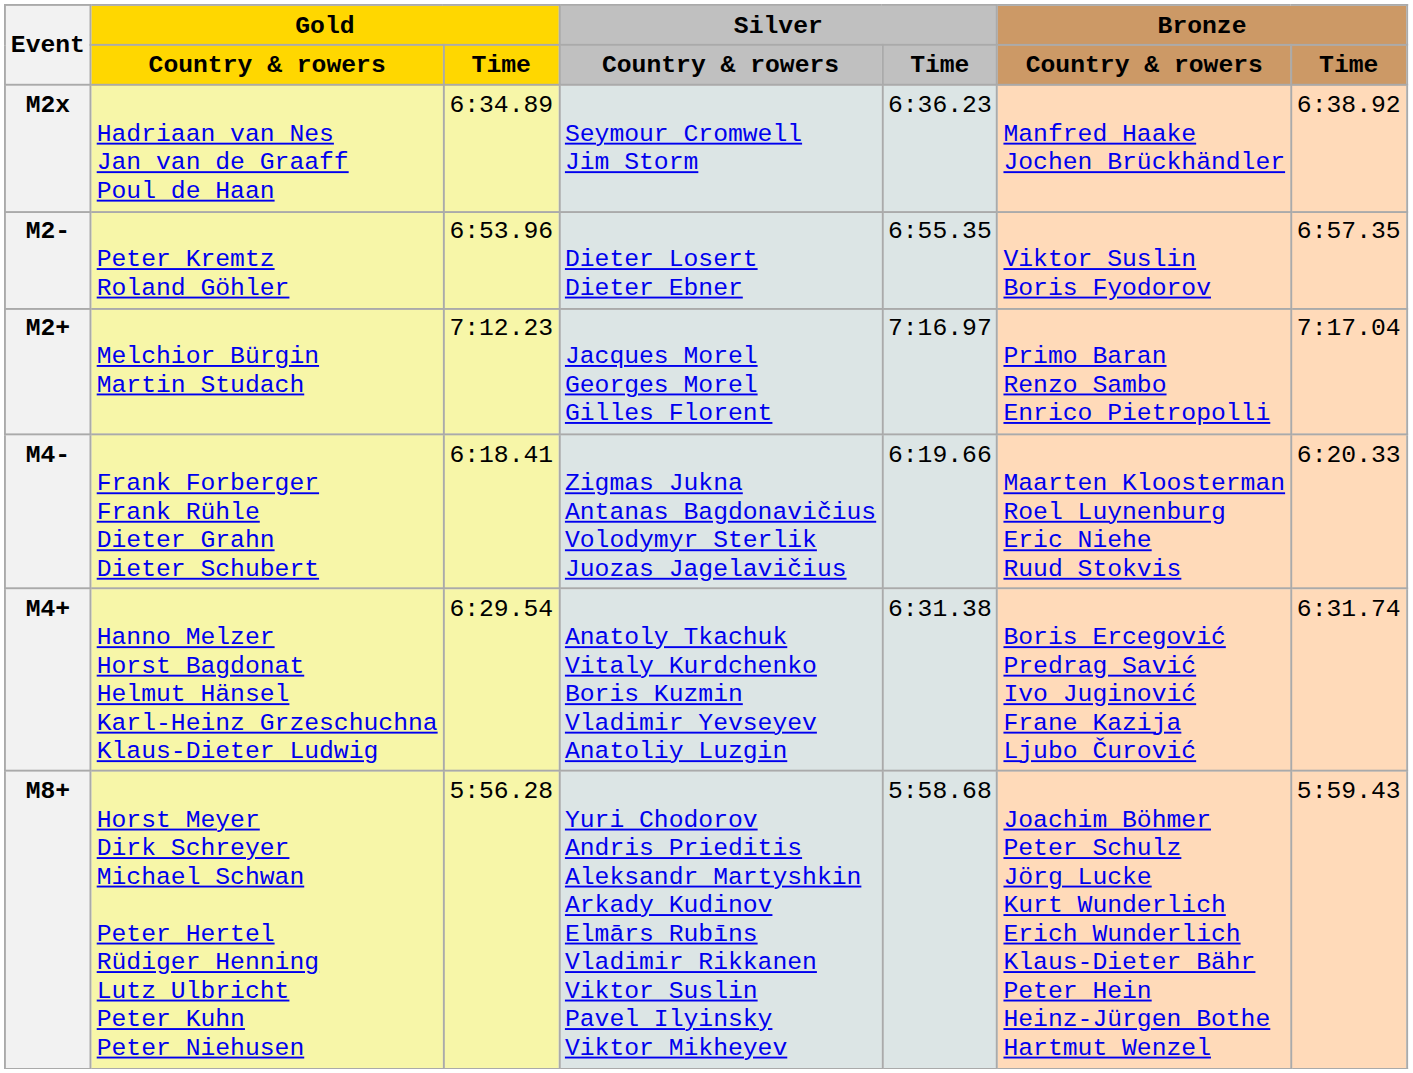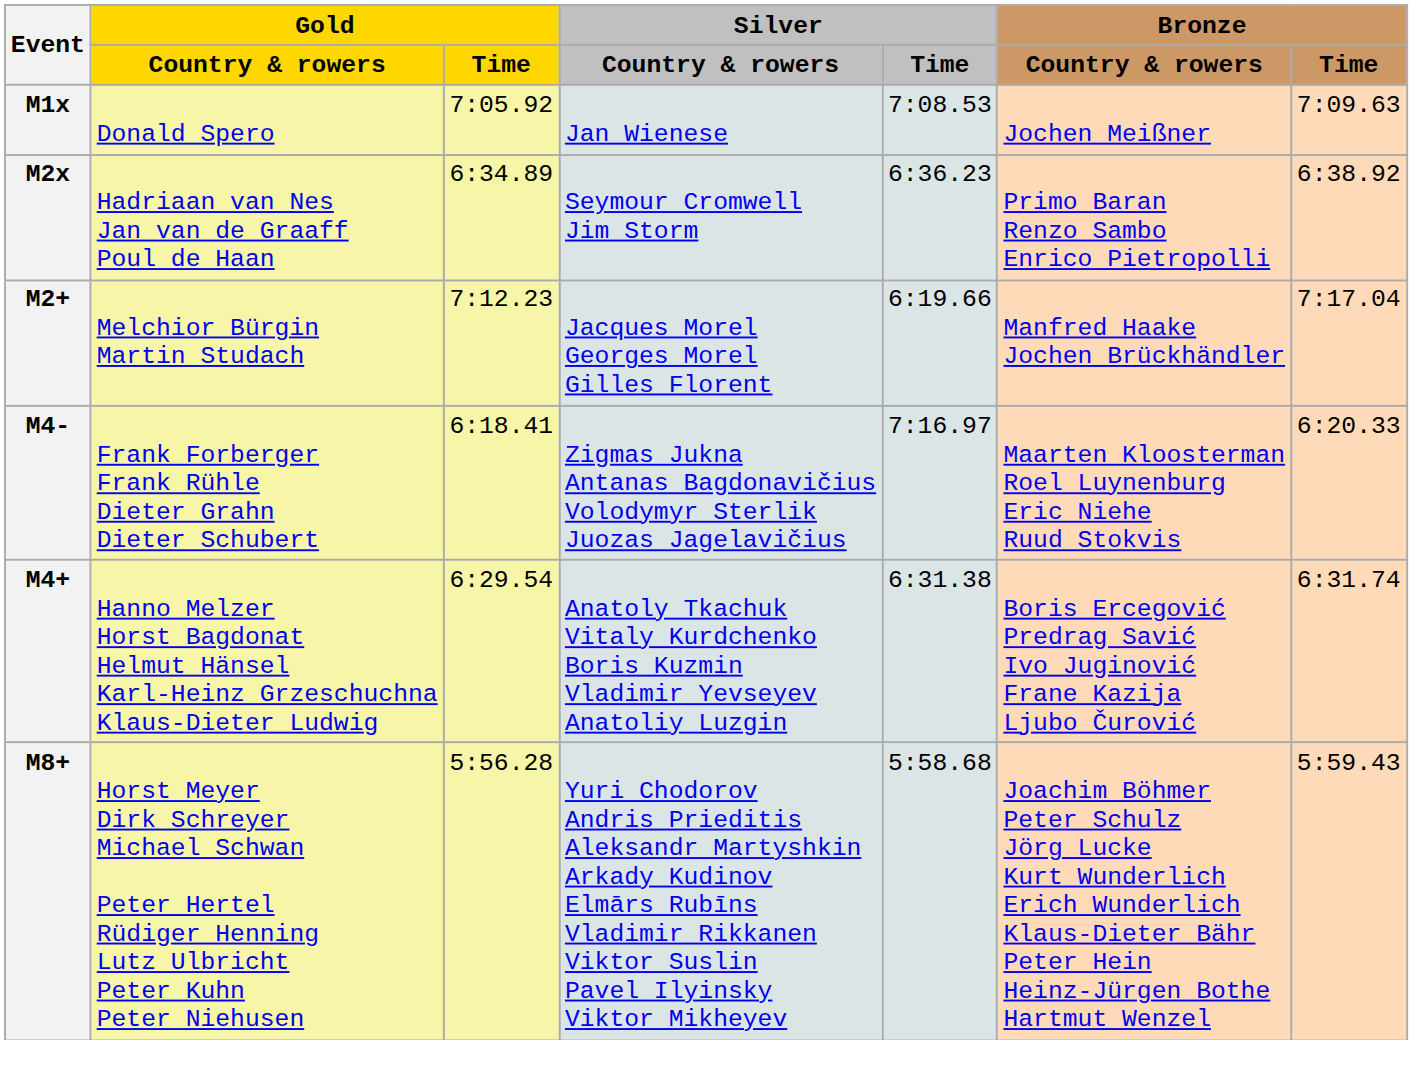+ row: (48, 106)
(1144, 148) Manfred Haake Jochen Brückhändler -> (1137, 231) Primo Baran Renzo Sambo Enrico Pietropolli
- row: (48, 231)
(940, 329) 7:16.97 -> (940, 300) 6:19.66
(1137, 386) Primo Baran Renzo Sambo Enrico Pietropolli -> (1144, 343) Manfred Haake Jochen Brückhändler
(940, 454) 6:19.66 -> (940, 426) 7:16.97
